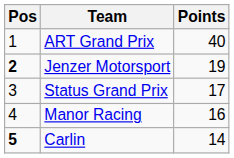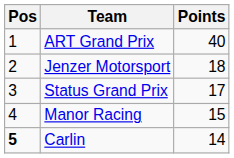(13, 66) bold -> (13, 66) normal
(217, 66) 19 -> (217, 66) 18
(217, 115) 16 -> (217, 115) 15
